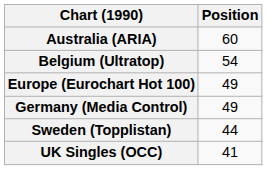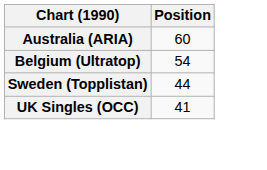- row: (101, 84)
- row: (101, 107)
